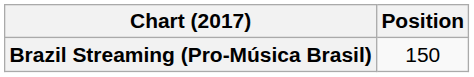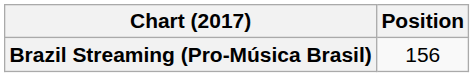(423, 54) 150 -> (423, 54) 156
